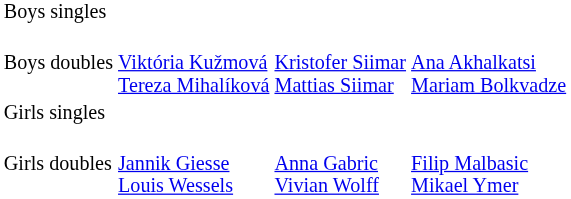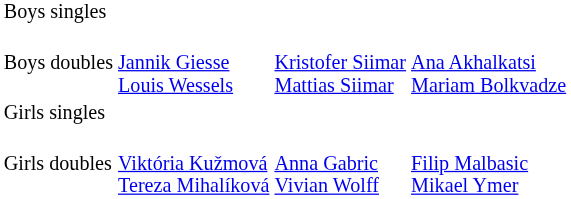(194, 73) Viktória Kužmová Tereza Mihalíková -> (176, 73) Jannik Giesse Louis Wessels
(176, 174) Jannik Giesse Louis Wessels -> (194, 174) Viktória Kužmová Tereza Mihalíková
